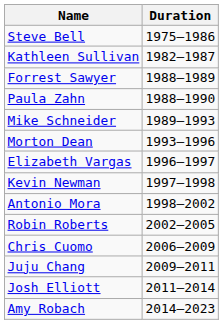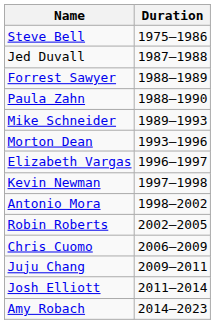- row: (73, 57)
+ row: (46, 57)
